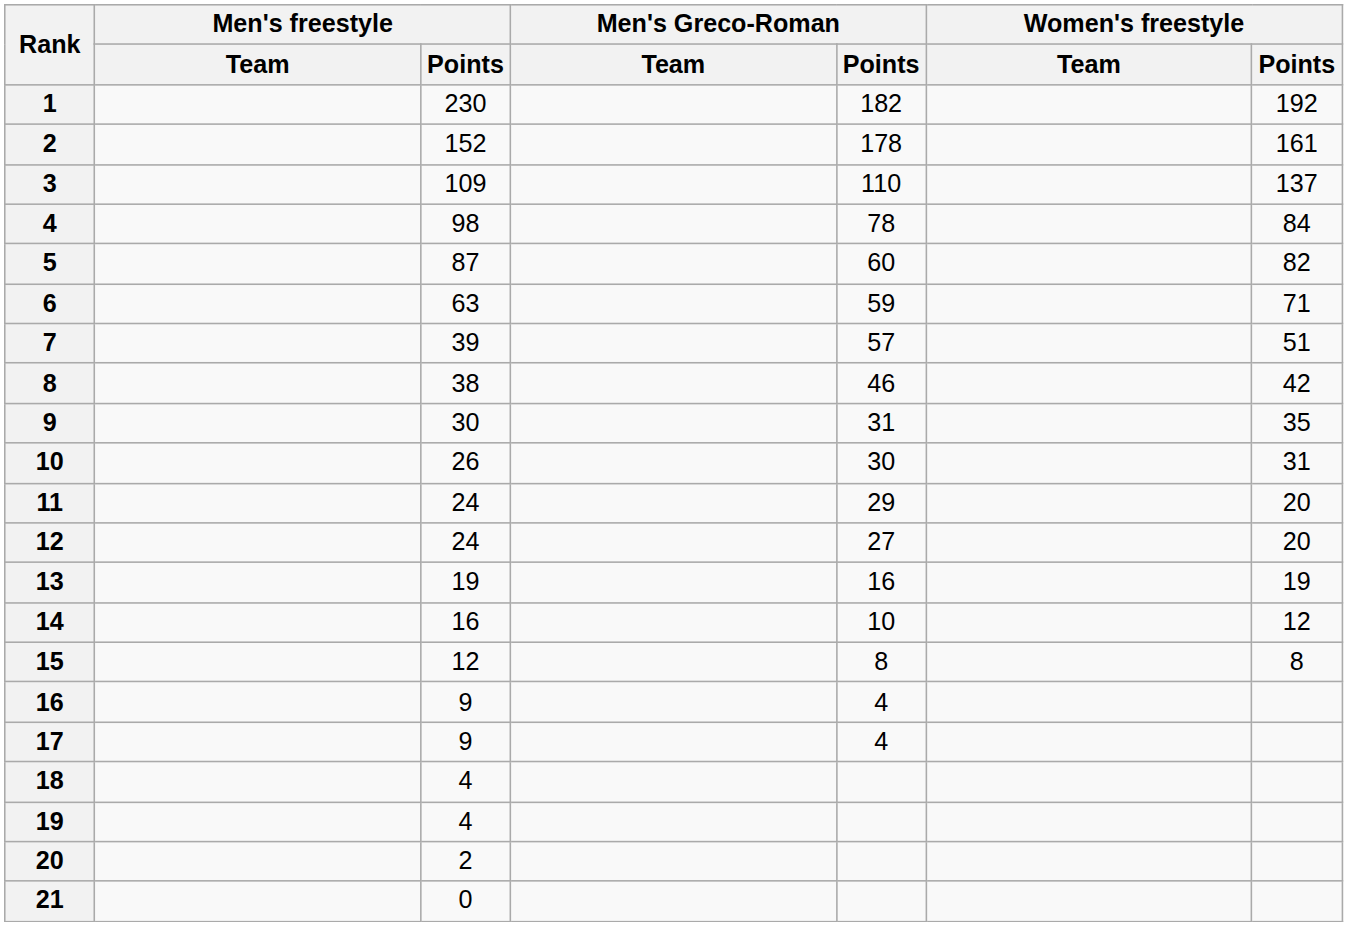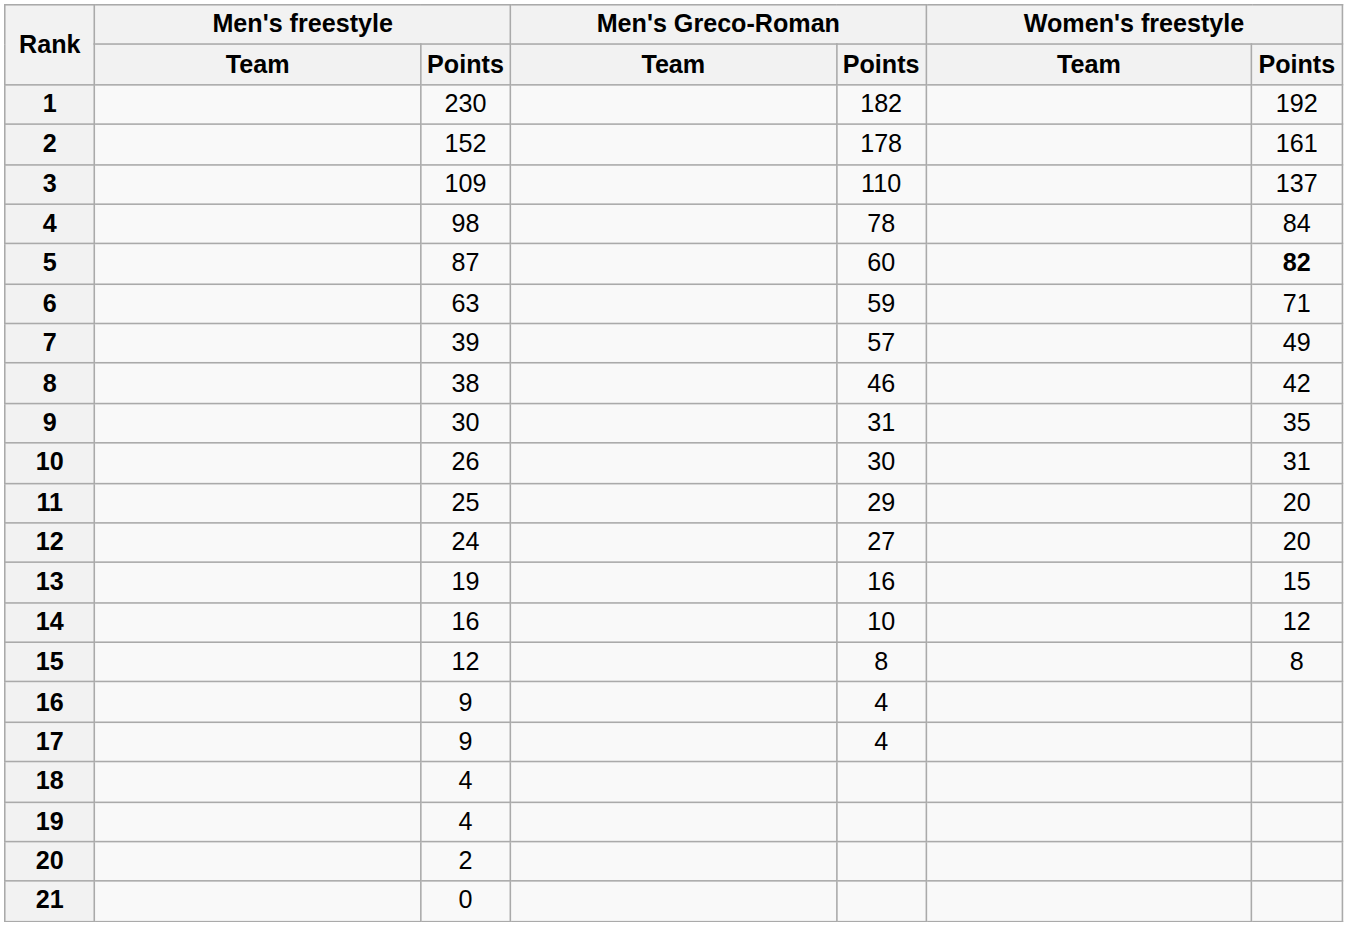(1297, 263) normal -> (1297, 263) bold
(1297, 343) 51 -> (1297, 343) 49
(465, 502) 24 -> (465, 502) 25
(1297, 582) 19 -> (1297, 582) 15
